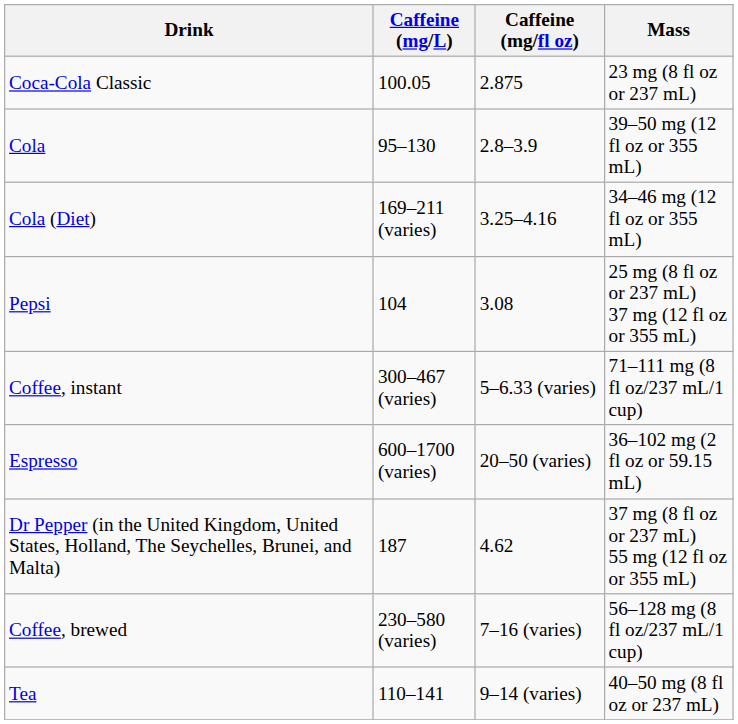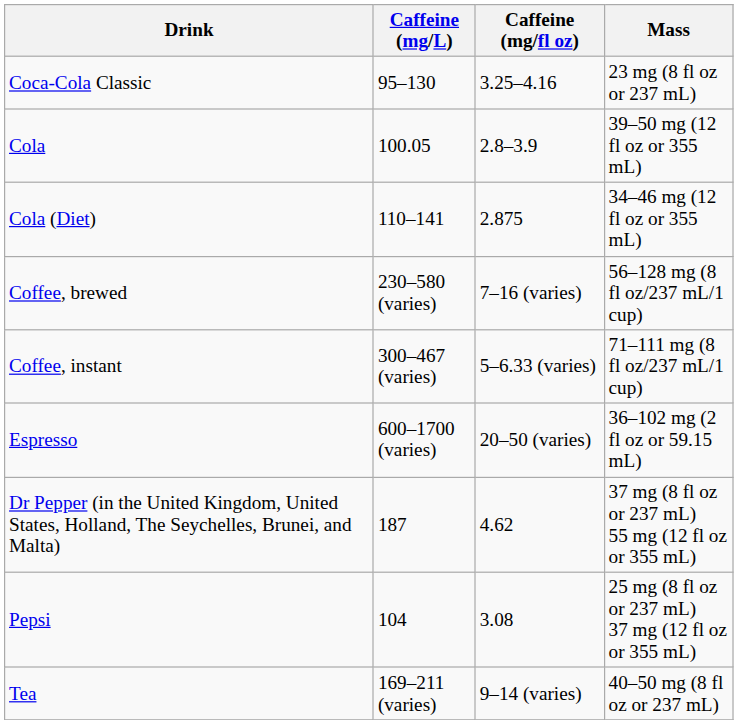(404, 82) 100.05 -> (407, 82) 95–130
(501, 82) 2.875 -> (518, 82) 3.25–4.16
(407, 145) 95–130 -> (404, 145) 100.05
(411, 219) 169–211 (varies) -> (411, 219) 110–141
(518, 219) 3.25–4.16 -> (501, 219) 2.875
rows swapped: (68, 630) <-> (30, 303)
(411, 693) 110–141 -> (411, 693) 169–211 (varies)
